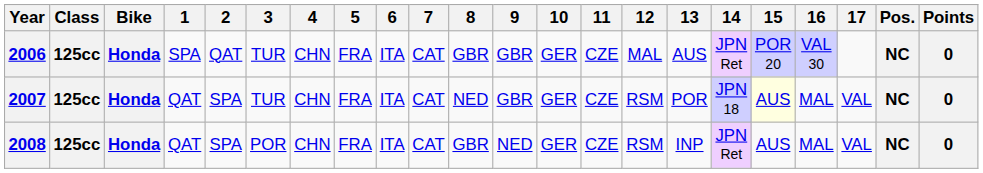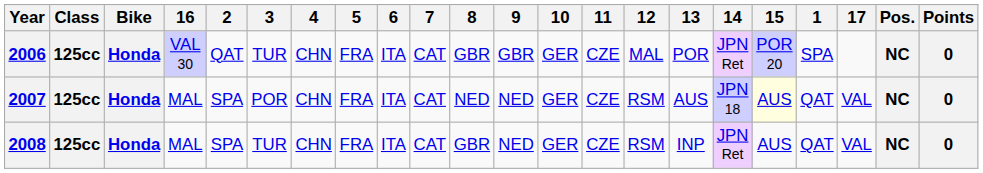columns swapped: (185, 17) <-> (816, 17)
(690, 53) AUS -> (691, 53) POR
(268, 99) TUR -> (270, 99) POR
(515, 99) GBR -> (516, 99) NED
(690, 99) POR -> (691, 99) AUS
(268, 145) POR -> (270, 145) TUR
